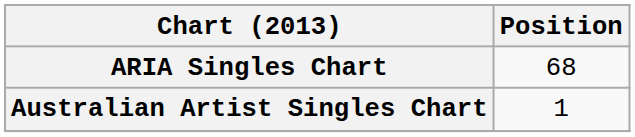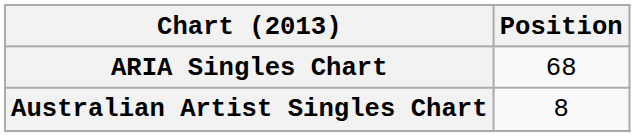(561, 109) 1 -> (561, 109) 8
